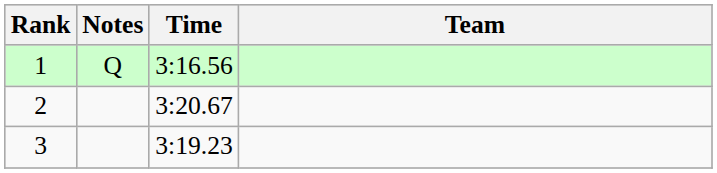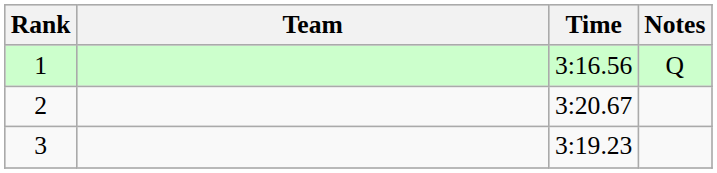columns swapped: (475, 24) <-> (113, 24)
